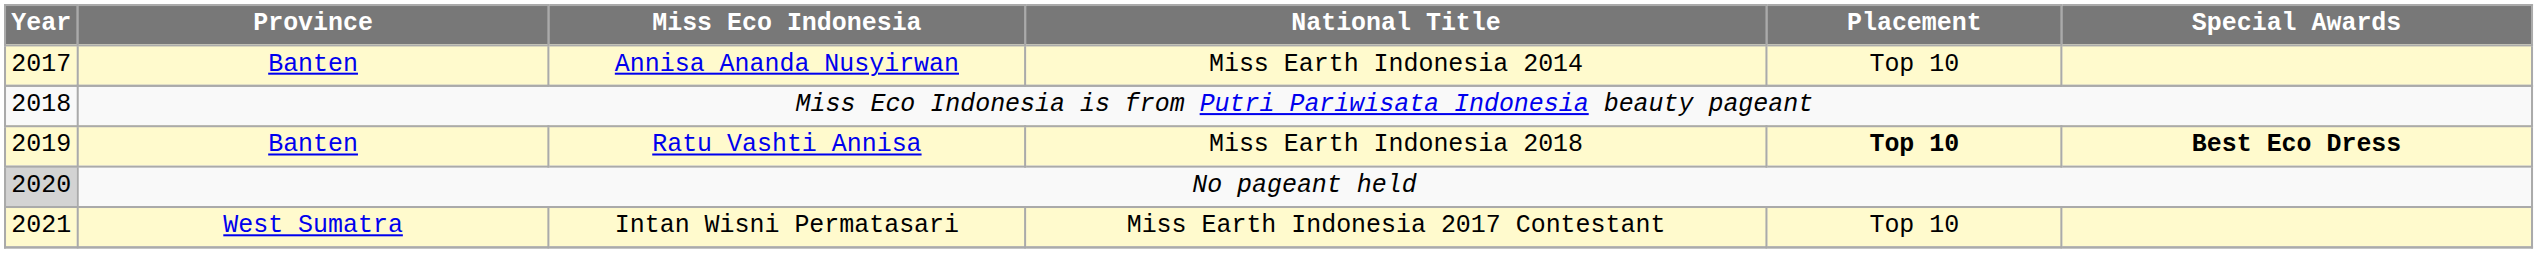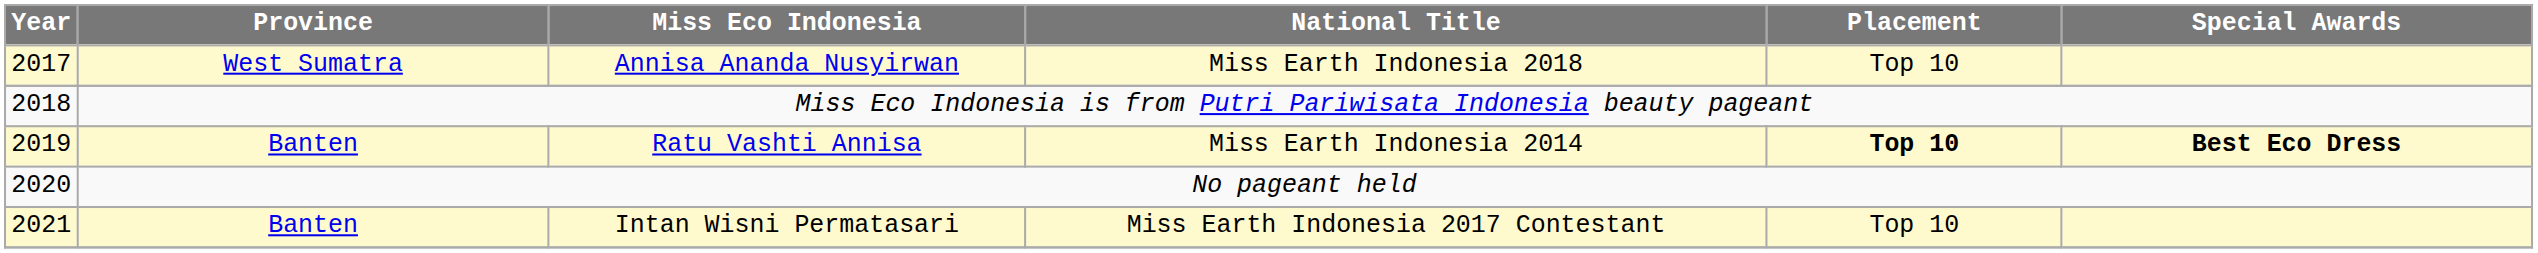(313, 66) Banten -> (313, 66) West Sumatra
(1396, 66) Miss Earth Indonesia 2014 -> (1396, 66) Miss Earth Indonesia 2018
(1396, 146) Miss Earth Indonesia 2018 -> (1396, 146) Miss Earth Indonesia 2014
(41, 187) lightgrey background -> (41, 187) no background
(313, 227) West Sumatra -> (313, 227) Banten
